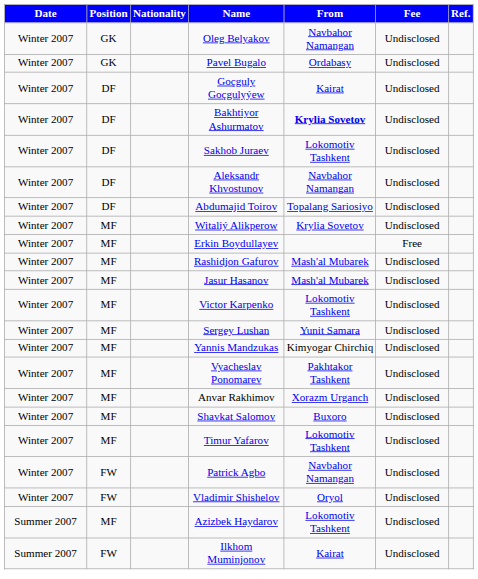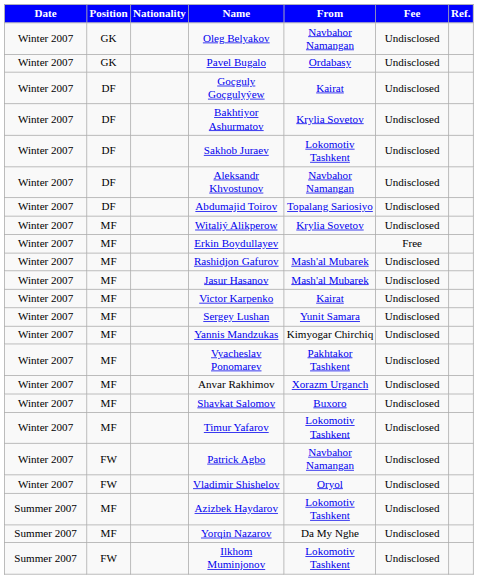(330, 119) bold -> (330, 119) normal
(330, 305) Lokomotiv Tashkent -> (330, 298) Kairat
+ row: (236, 534)
(330, 553) Kairat -> (330, 559) Lokomotiv Tashkent
